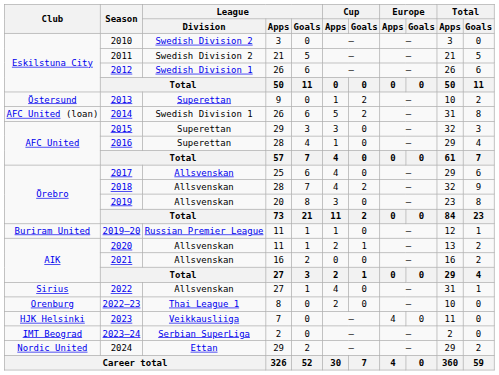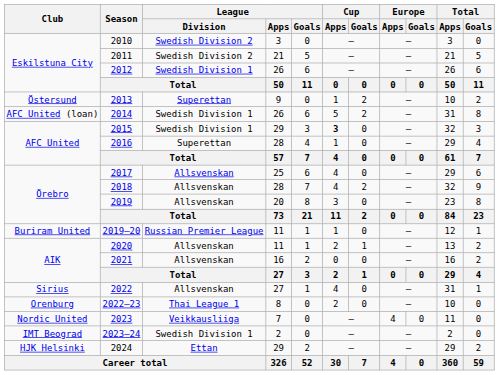(204, 129) Superettan -> (204, 129) Swedish Division 1
(336, 129) normal -> (336, 129) bold
(52, 319) HJK Helsinki -> (52, 319) Nordic United
(204, 333) Serbian SuperLiga -> (204, 333) Swedish Division 1
(52, 348) Nordic United -> (52, 348) HJK Helsinki
